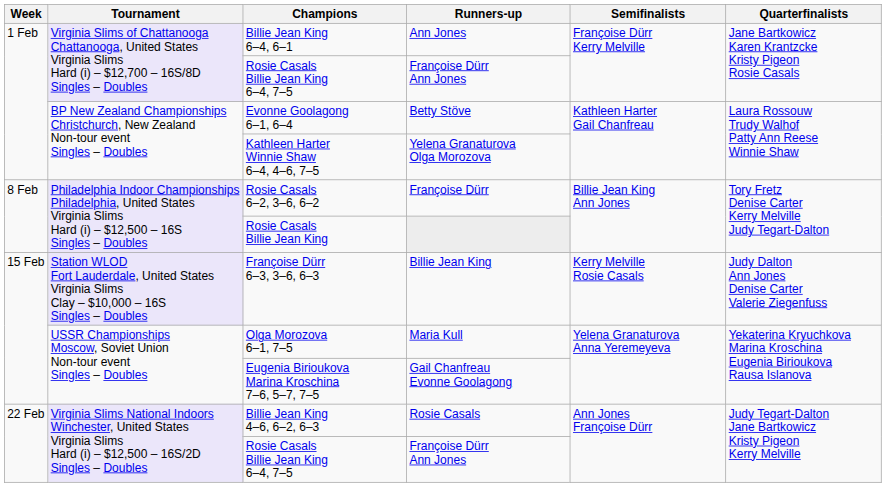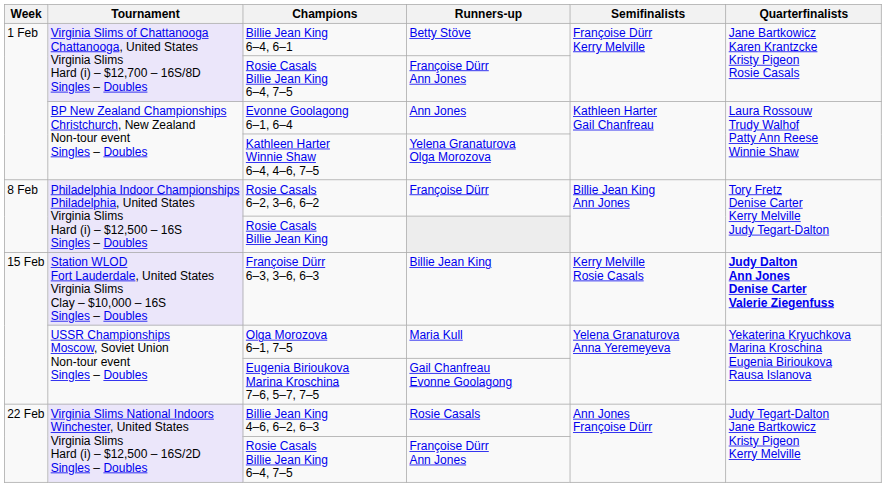(438, 33) Ann Jones -> (440, 33) Betty Stöve
(440, 111) Betty Stöve -> (438, 111) Ann Jones
(778, 283) normal -> (781, 283) bold
